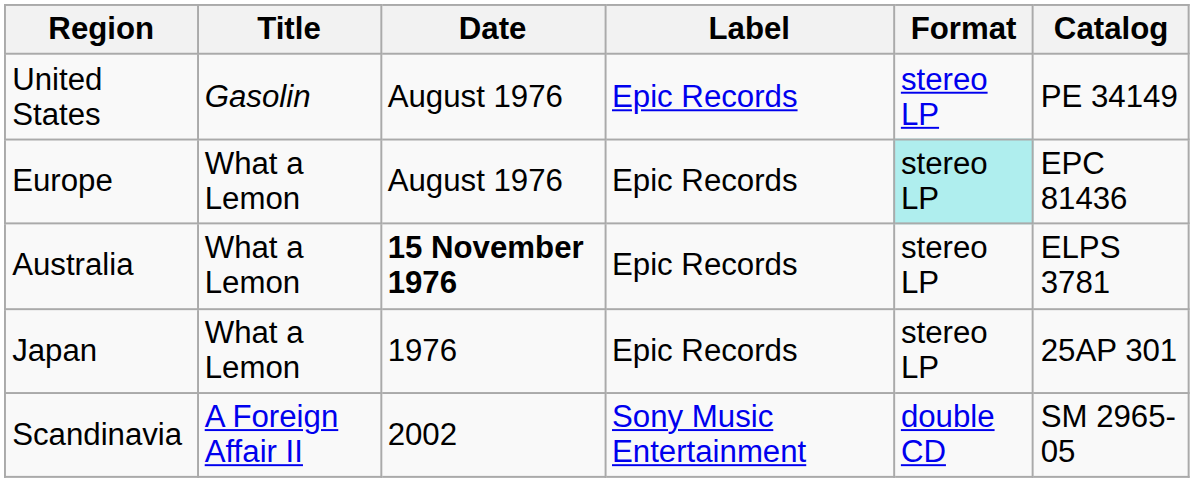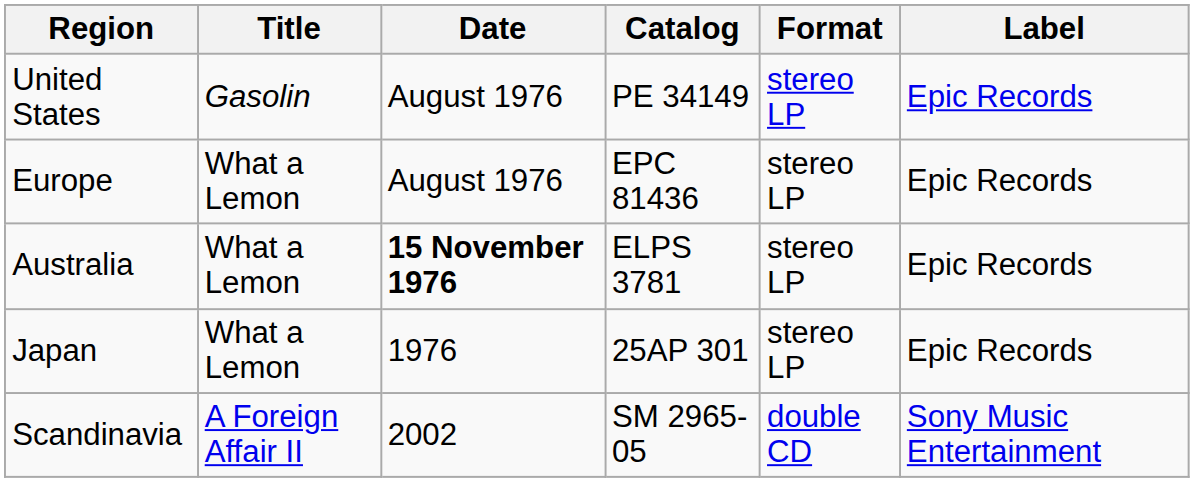columns swapped: (749, 29) <-> (1111, 29)
(944, 180) paleturquoise background -> (810, 180) no background
